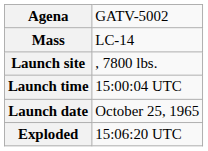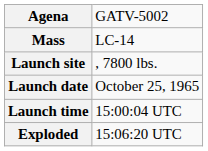rows swapped: (48, 110) <-> (48, 87)
